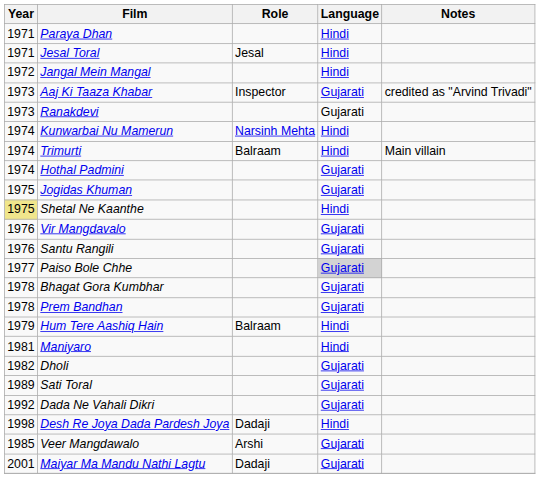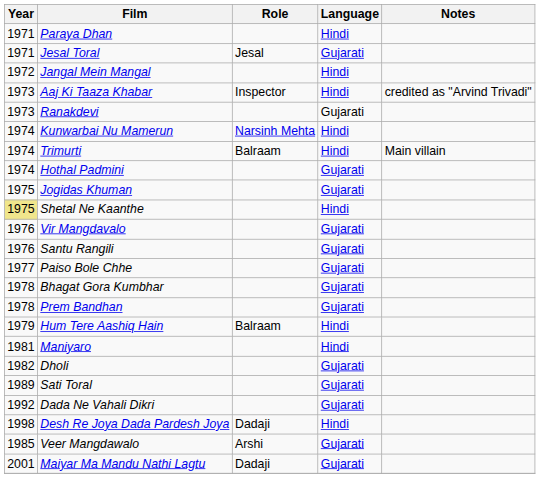(335, 53) Hindi -> (342, 53) Gujarati
(342, 92) Gujarati -> (335, 92) Hindi
(342, 268) lightgrey background -> (342, 268) no background
